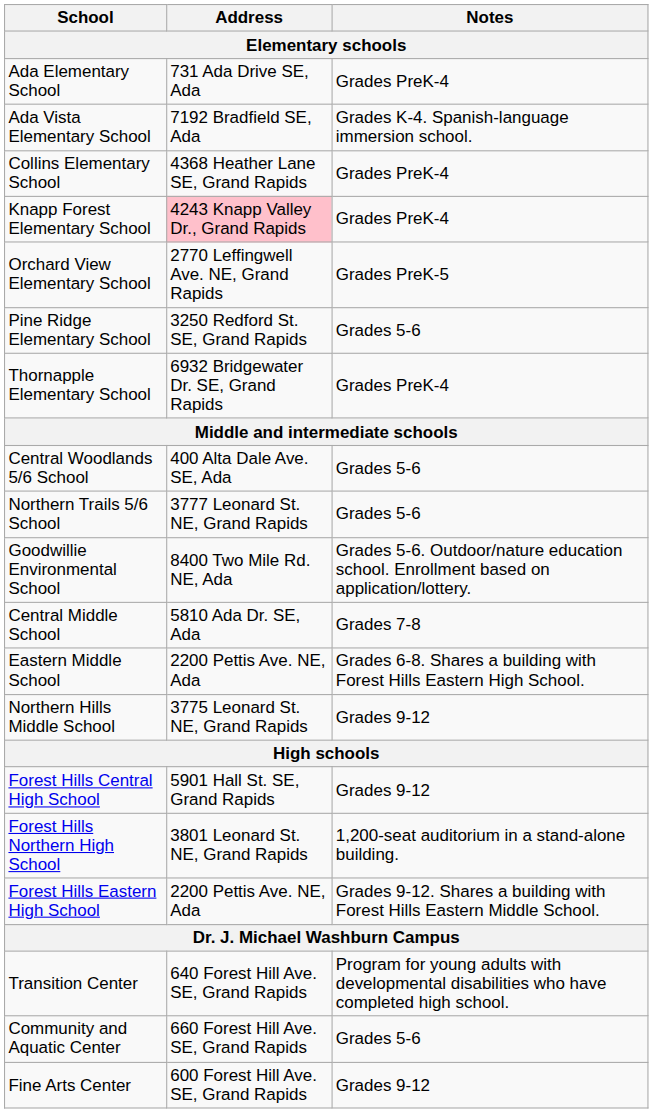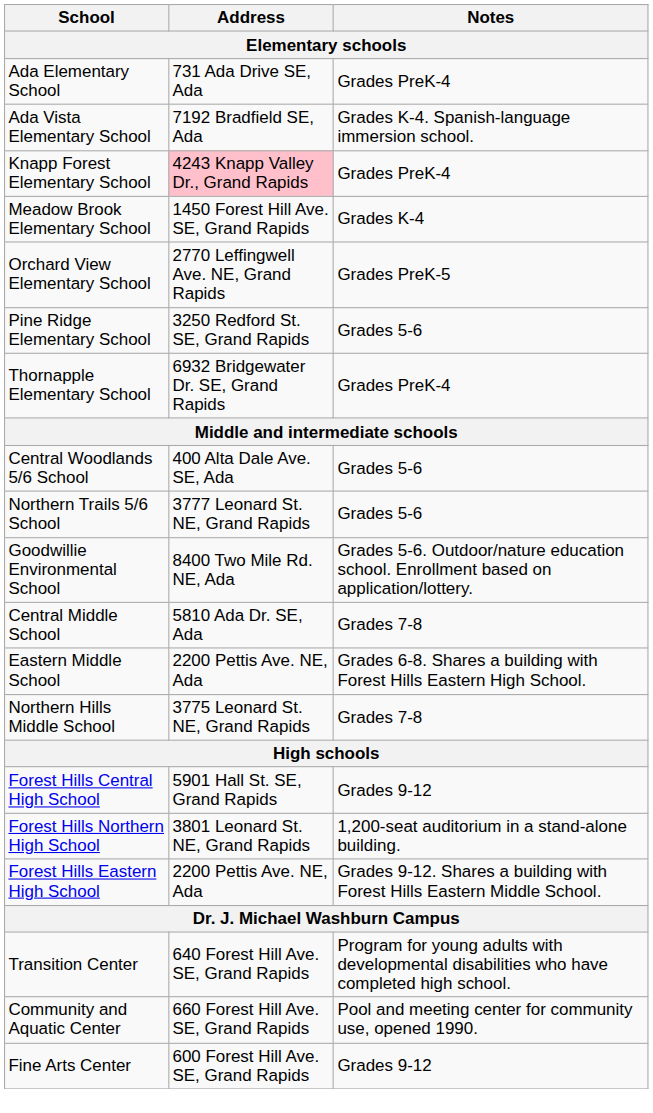- row: (79, 173)
+ row: (80, 219)
(383, 717) Grades 9-12 -> (380, 717) Grades 7-8
(378, 1038) Grades 5-6 -> (485, 1019) Pool and meeting center for community use, opened 1990.
